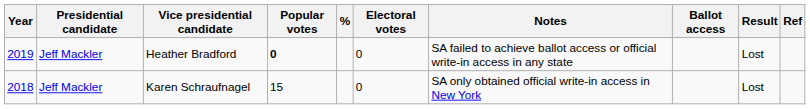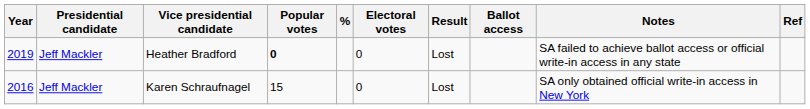columns swapped: (760, 21) <-> (551, 21)
(20, 87) 2018 -> (20, 87) 2016
